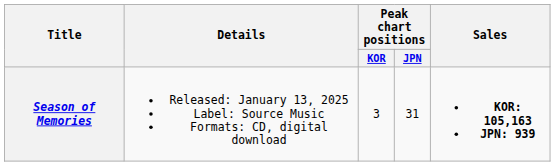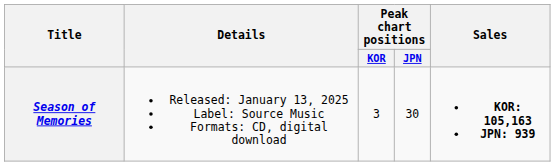(412, 114) 31 -> (412, 114) 30
